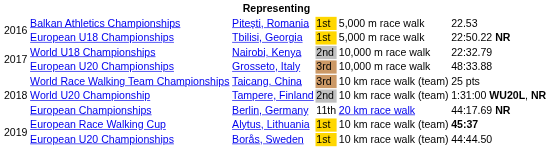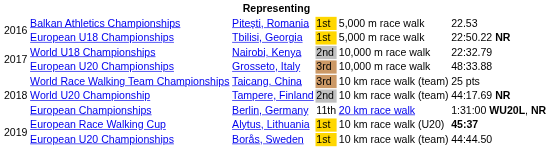(499, 96) 1:31:00 WU20L, NR -> (481, 96) 44:17.69 NR
(481, 110) 44:17.69 NR -> (499, 110) 1:31:00 WU20L, NR
(394, 125) 10 km race walk (team) -> (392, 125) 10 km race walk (U20)
